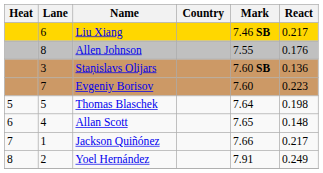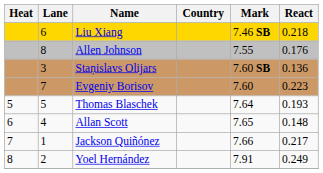(295, 31) 0.217 -> (295, 31) 0.218
(295, 104) 0.198 -> (295, 104) 0.193
